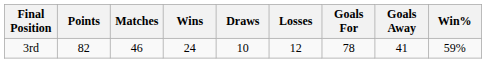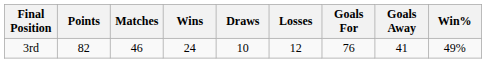(349, 48) 78 -> (349, 48) 76
(455, 48) 59% -> (455, 48) 49%
